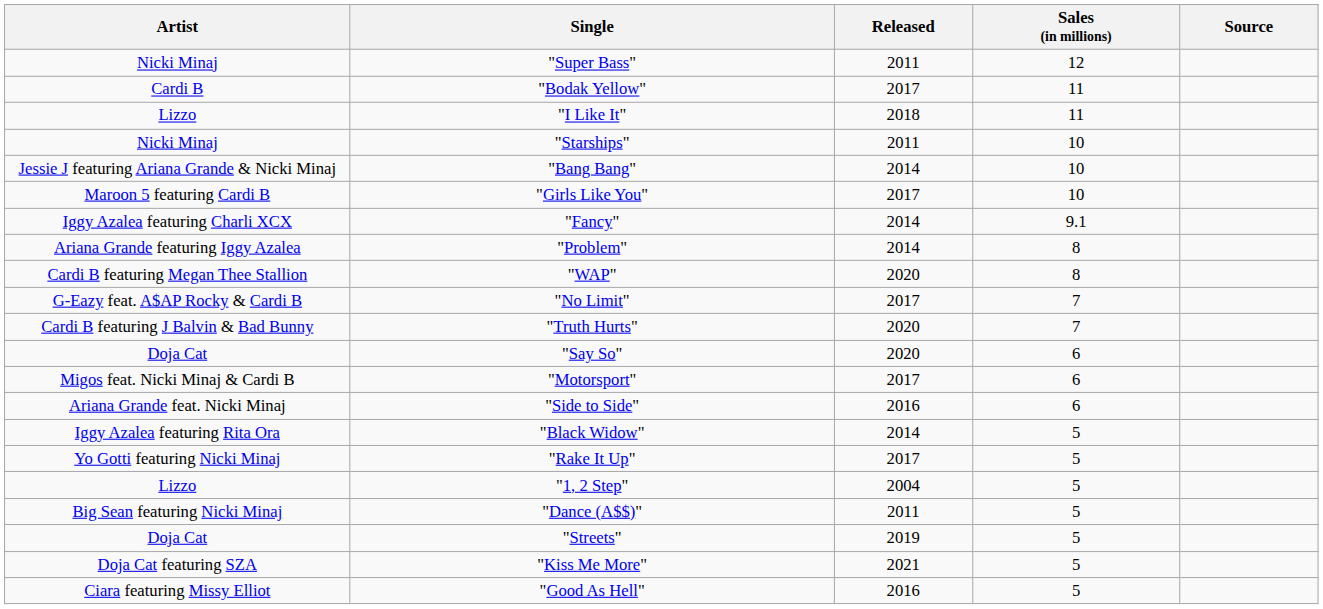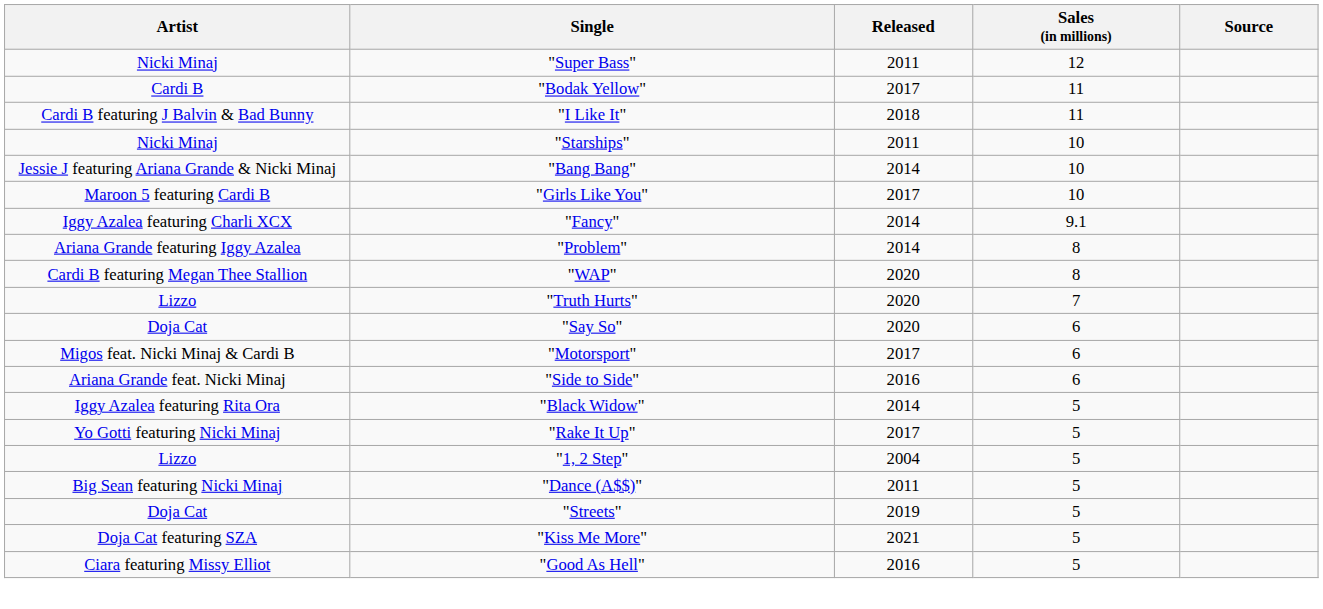(177, 115) Lizzo -> (177, 115) Cardi B featuring J Balvin & Bad Bunny
- row: (592, 300)
(177, 326) Cardi B featuring J Balvin & Bad Bunny -> (177, 300) Lizzo
